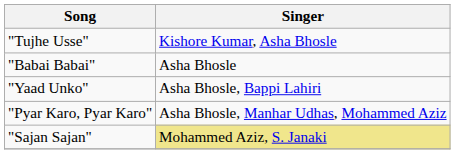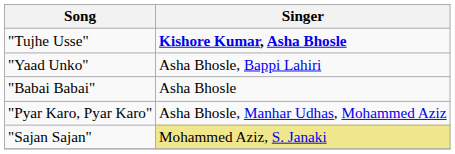(248, 40) normal -> (253, 40) bold
rows swapped: (52, 64) <-> (48, 88)
